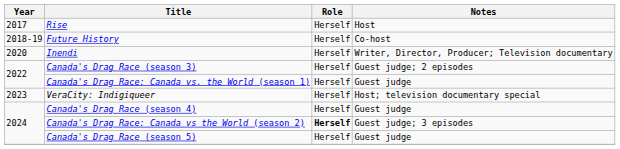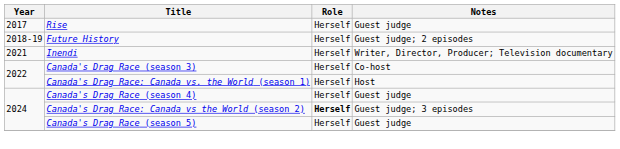(365, 25) Host -> (383, 25) Guest judge
(372, 39) Co-host -> (414, 39) Guest judge; 2 episodes
(17, 53) 2020 -> (17, 53) 2021
(414, 67) Guest judge; 2 episodes -> (372, 67) Co-host
(383, 81) Guest judge -> (365, 81) Host
- row: (101, 95)
